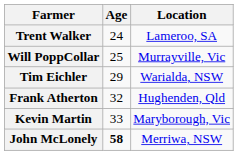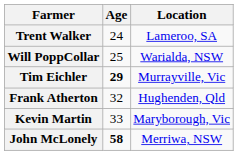(182, 56) Murrayville, Vic -> (182, 56) Warialda, NSW
(116, 77) normal -> (116, 77) bold
(182, 77) Warialda, NSW -> (182, 77) Murrayville, Vic
